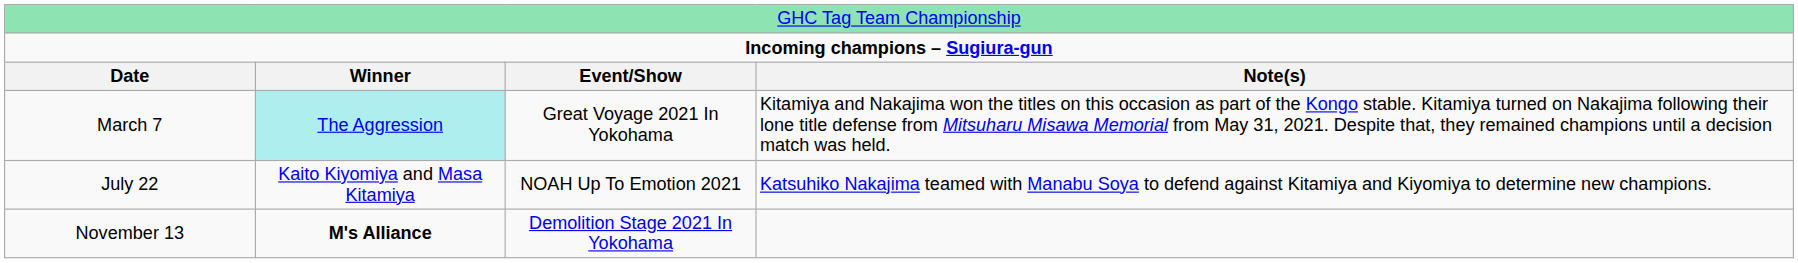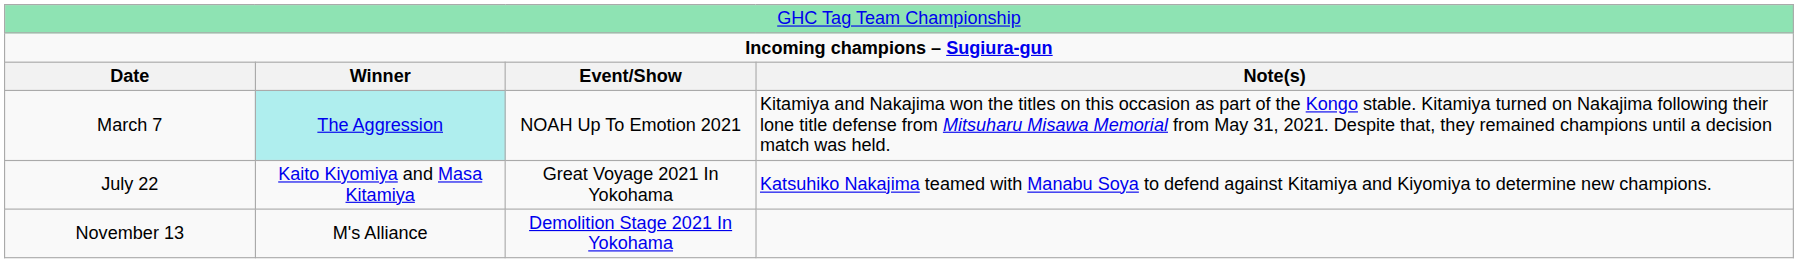(631, 125) Great Voyage 2021 In Yokohama -> (631, 125) NOAH Up To Emotion 2021
(631, 184) NOAH Up To Emotion 2021 -> (631, 184) Great Voyage 2021 In Yokohama
(380, 233) bold -> (380, 233) normal
